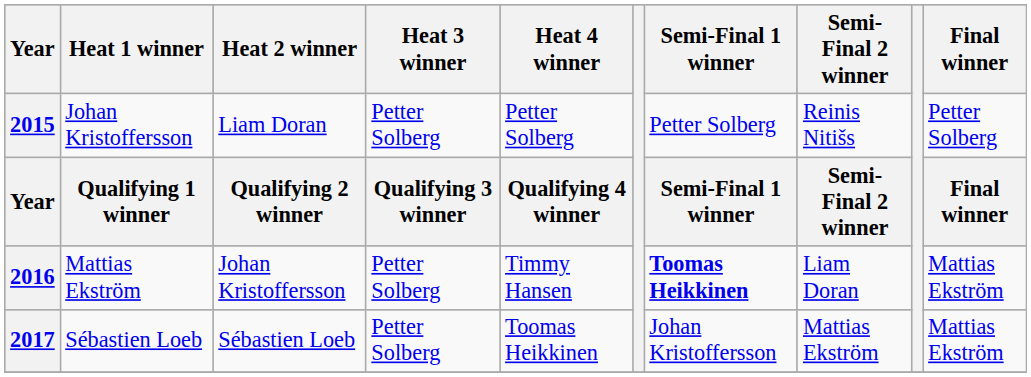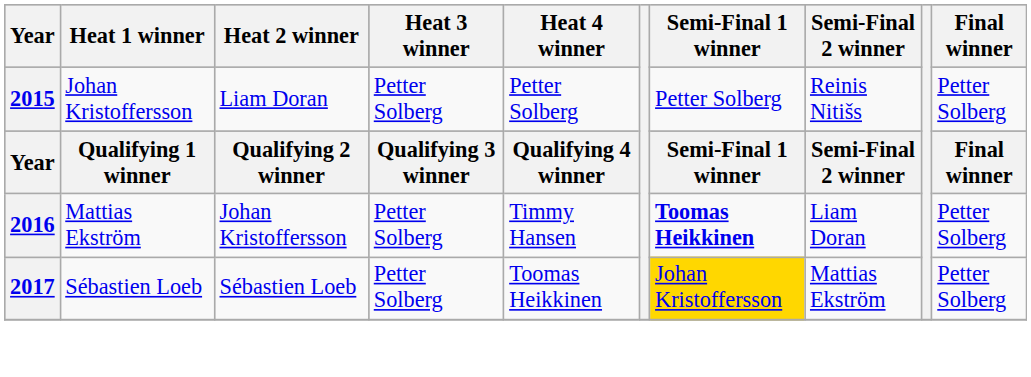(966, 277) Mattias Ekström -> (972, 224) Petter Solberg
(713, 340) no background -> (719, 287) gold background
(966, 340) Mattias Ekström -> (972, 287) Petter Solberg
